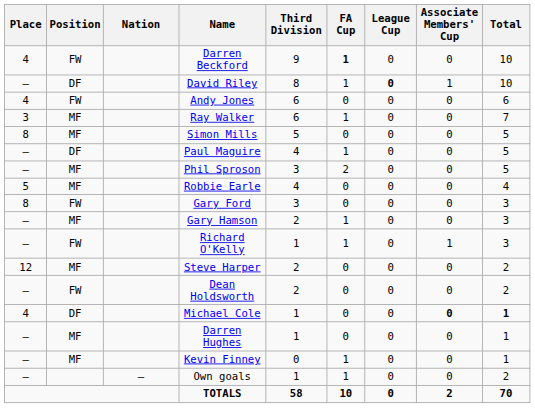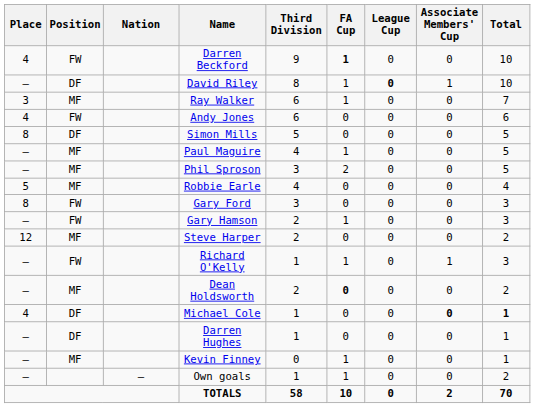rows swapped: (222, 118) <-> (222, 101)
(75, 135) MF -> (75, 135) DF
(75, 152) DF -> (75, 152) MF
(75, 221) MF -> (75, 221) FW
rows swapped: (222, 244) <-> (222, 267)
(75, 290) FW -> (75, 290) MF
(346, 290) normal -> (346, 290) bold
(75, 337) MF -> (75, 337) DF
